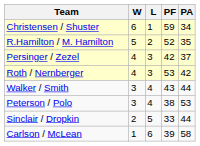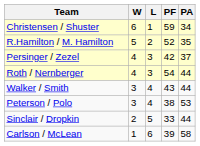(169, 73) 53 -> (169, 73) 54
(186, 73) 42 -> (186, 73) 44
